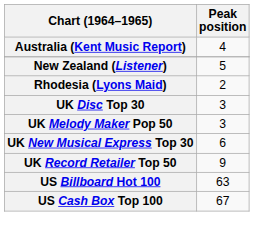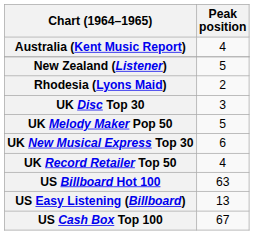(223, 124) 3 -> (223, 124) 5
(223, 162) 9 -> (223, 162) 4
+ row: (100, 201)
